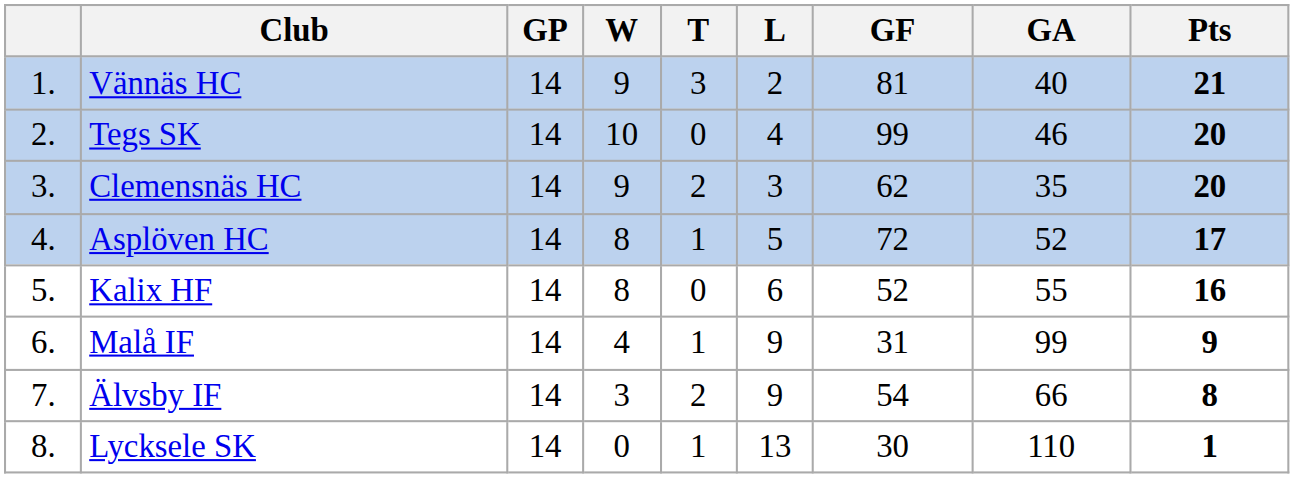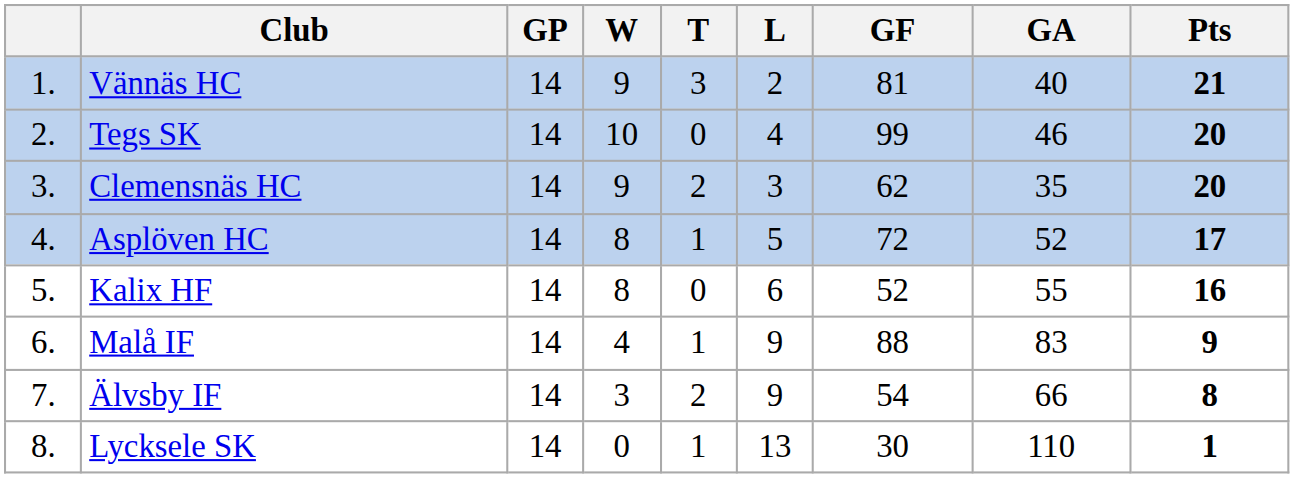(893, 342) 31 -> (893, 342) 88
(1051, 342) 99 -> (1051, 342) 83
